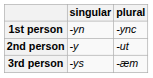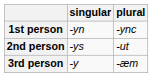(74, 47) -y -> (77, 47) -ys
(77, 64) -ys -> (74, 64) -y
